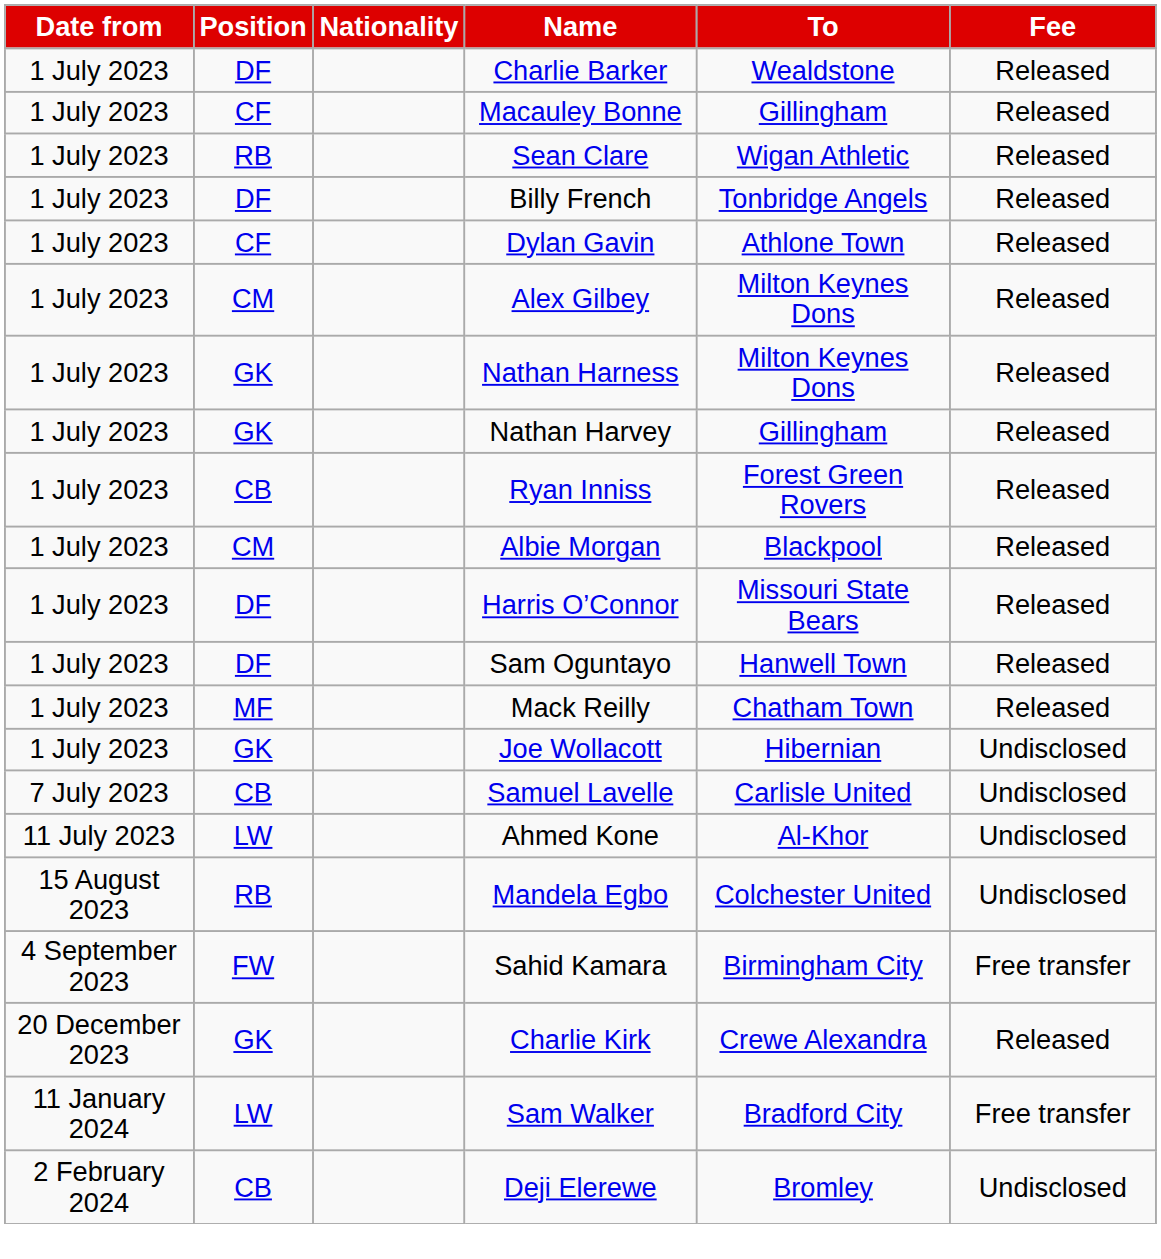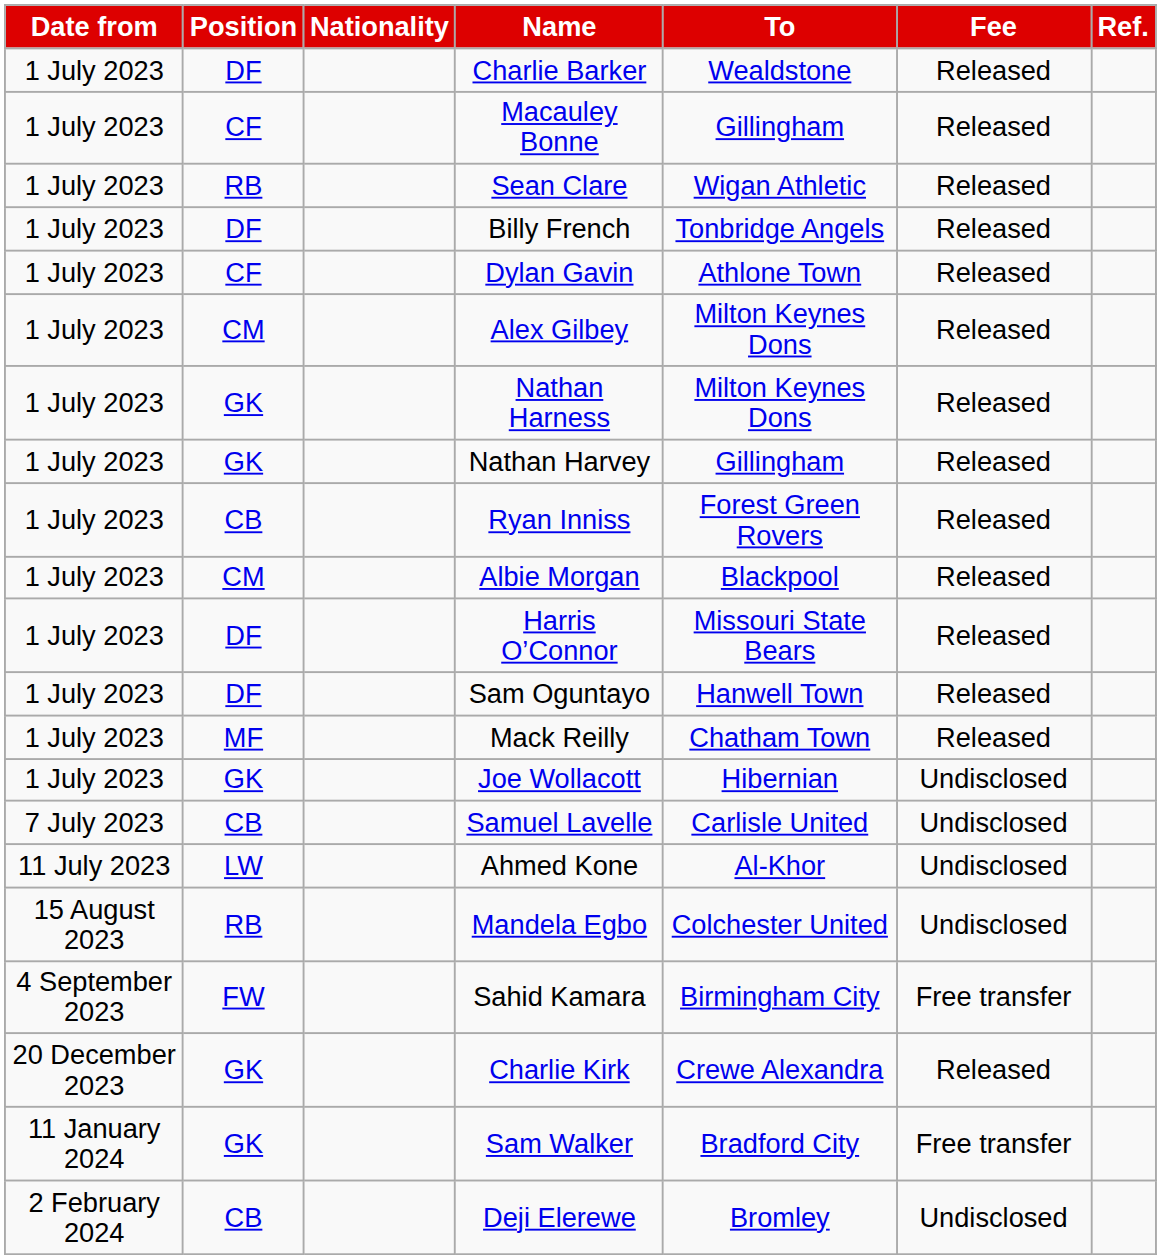+ column: (1123, 27)
(253, 1114) LW -> (243, 1144) GK
